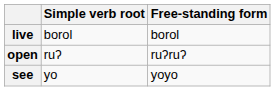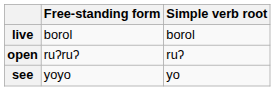columns swapped: (94, 14) <-> (209, 14)
